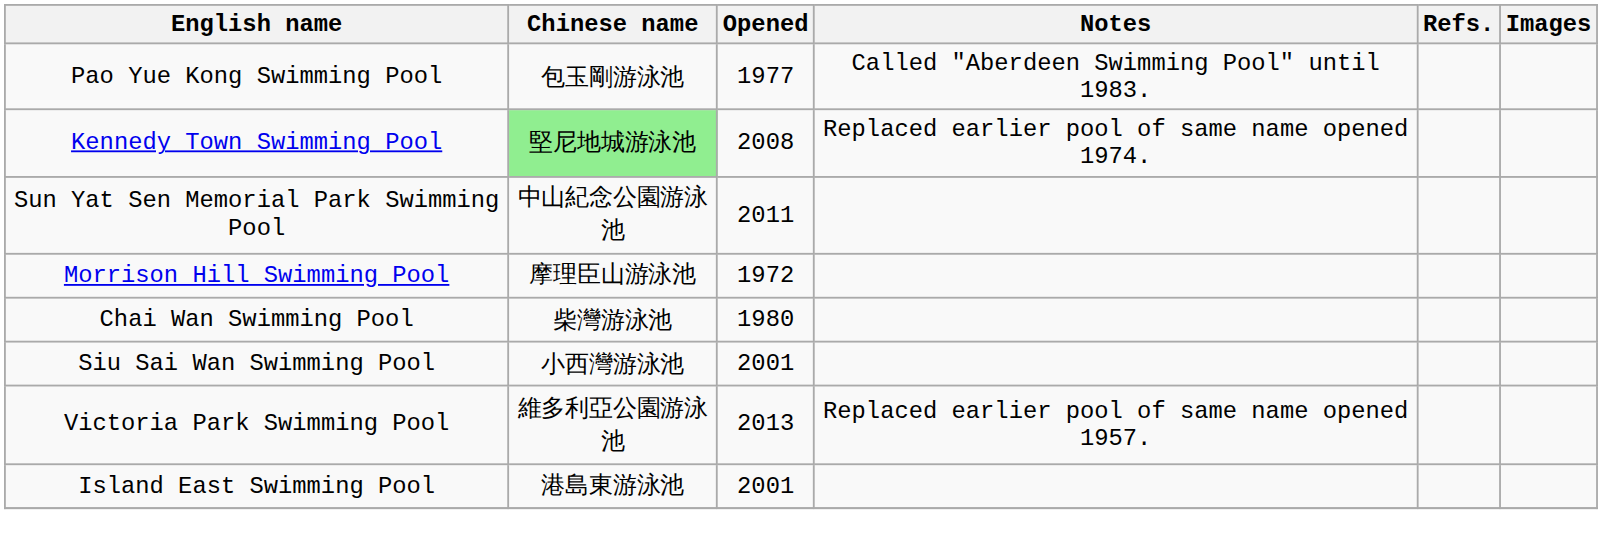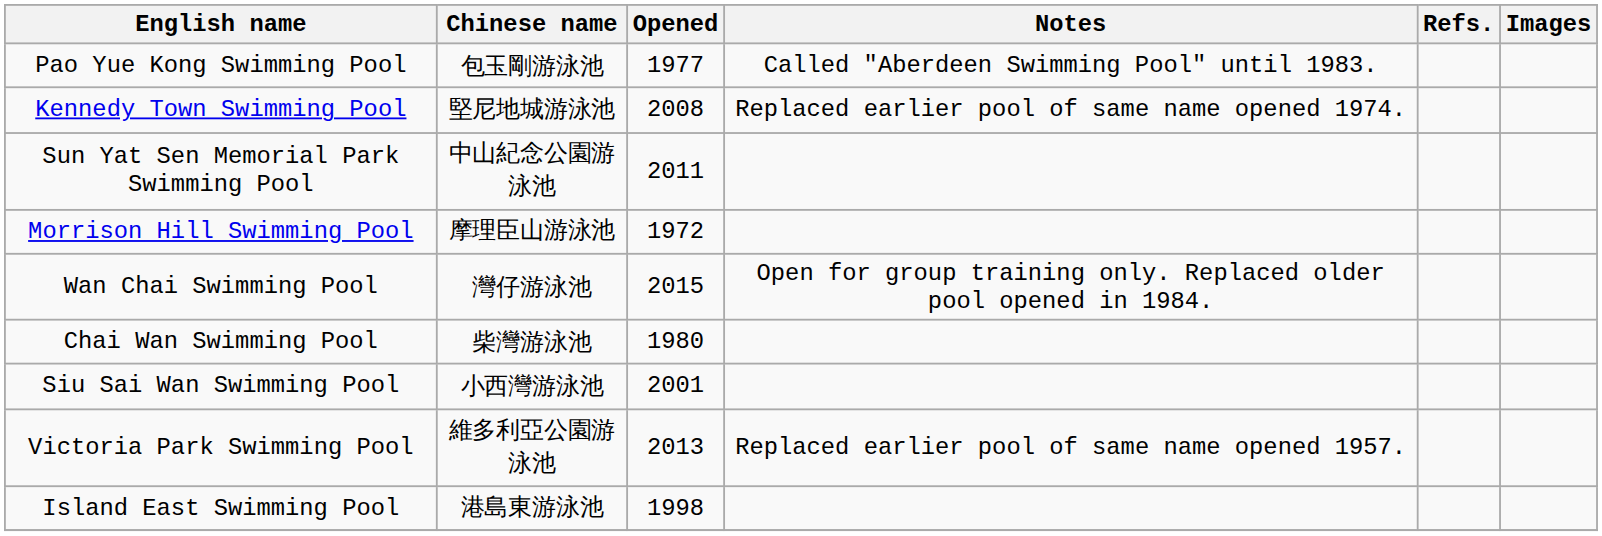(613, 144) lightgreen background -> (532, 111) no background
+ row: (221, 287)
(766, 485) 2001 -> (676, 508) 1998
